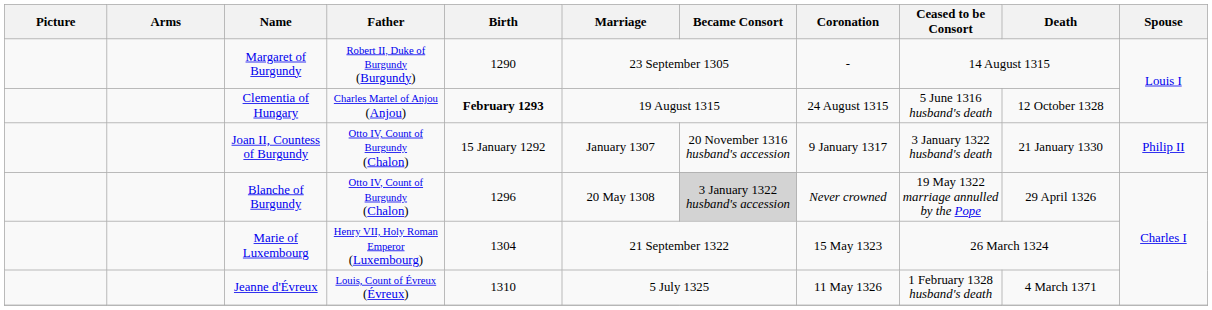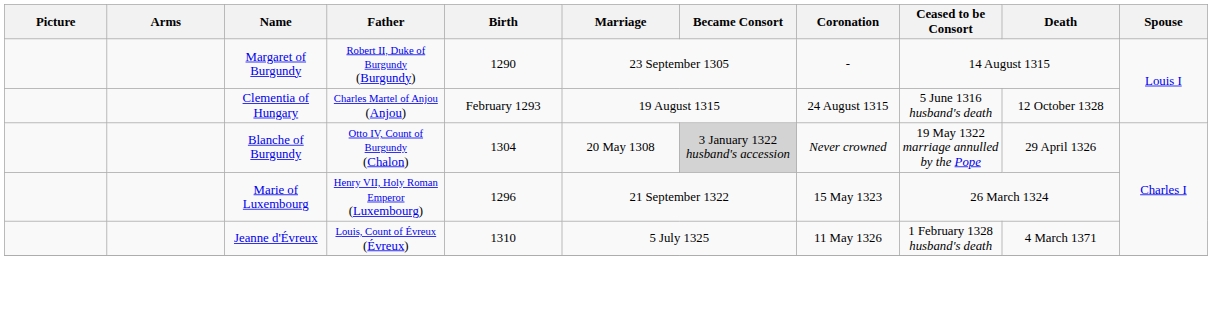(503, 105) bold -> (503, 105) normal
- row: (276, 147)
(503, 196) 1296 -> (503, 147) 1304
(503, 245) 1304 -> (503, 196) 1296
